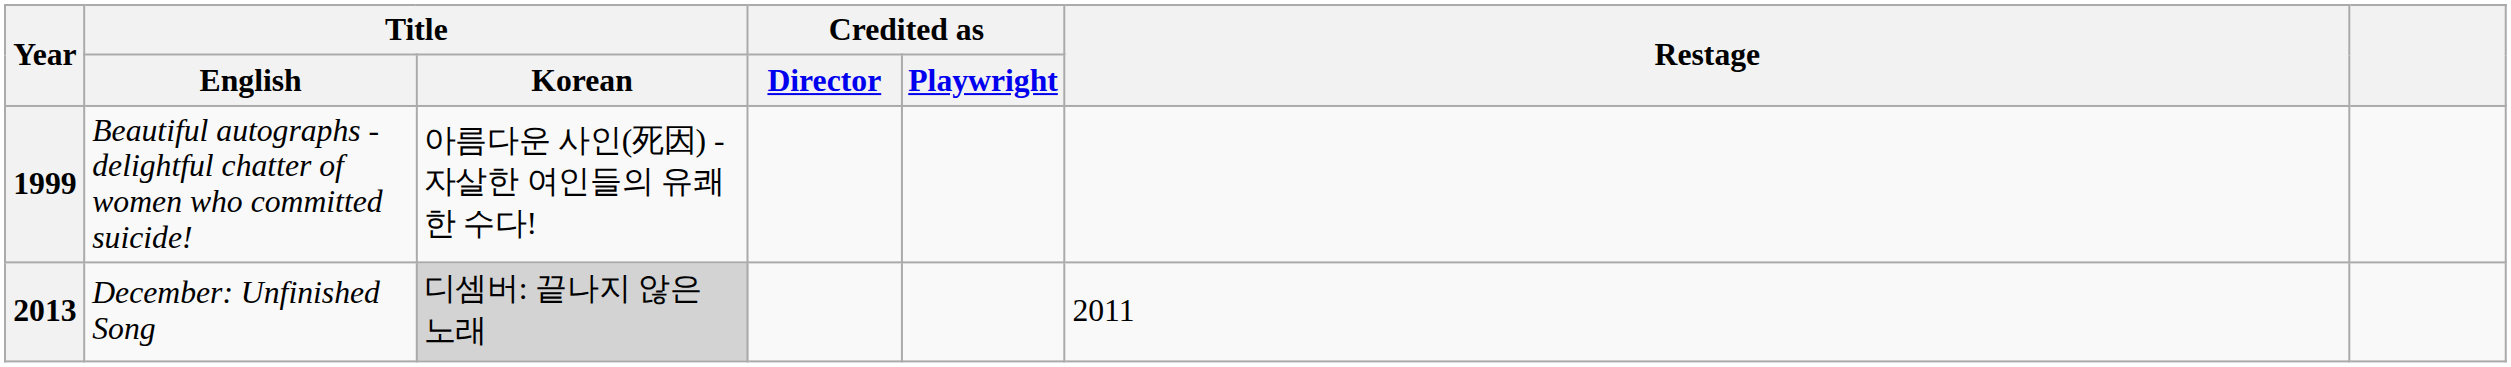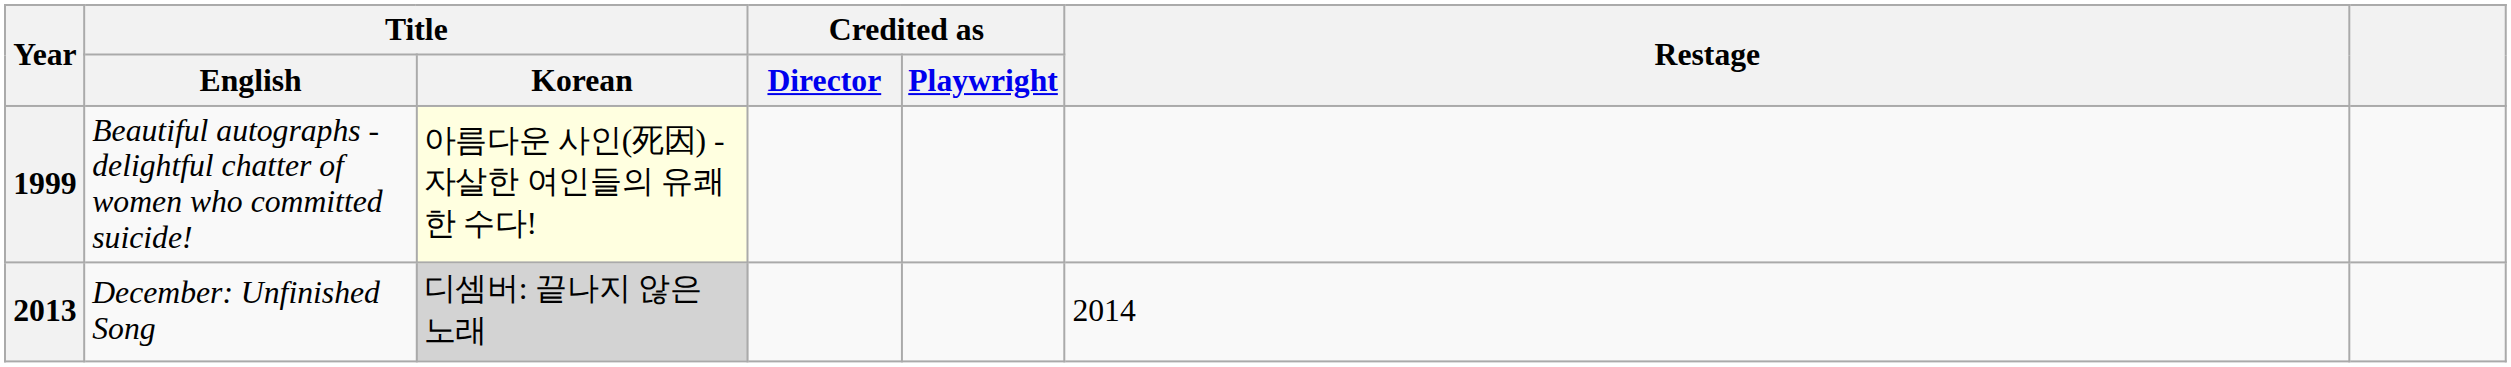(574, 182) no background -> (574, 182) lightyellow background
(1104, 311) 2011 -> (1104, 311) 2014
